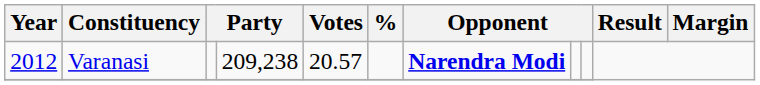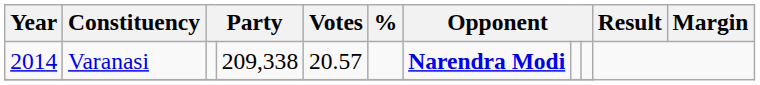(34, 60) 2012 -> (34, 60) 2014
(260, 60) 209,238 -> (260, 60) 209,338
